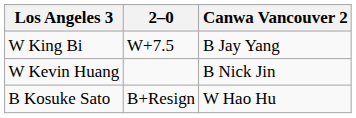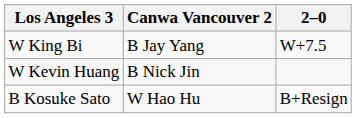columns swapped: (161, 17) <-> (275, 17)
